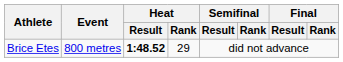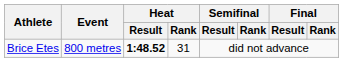(183, 49) 29 -> (183, 49) 31
